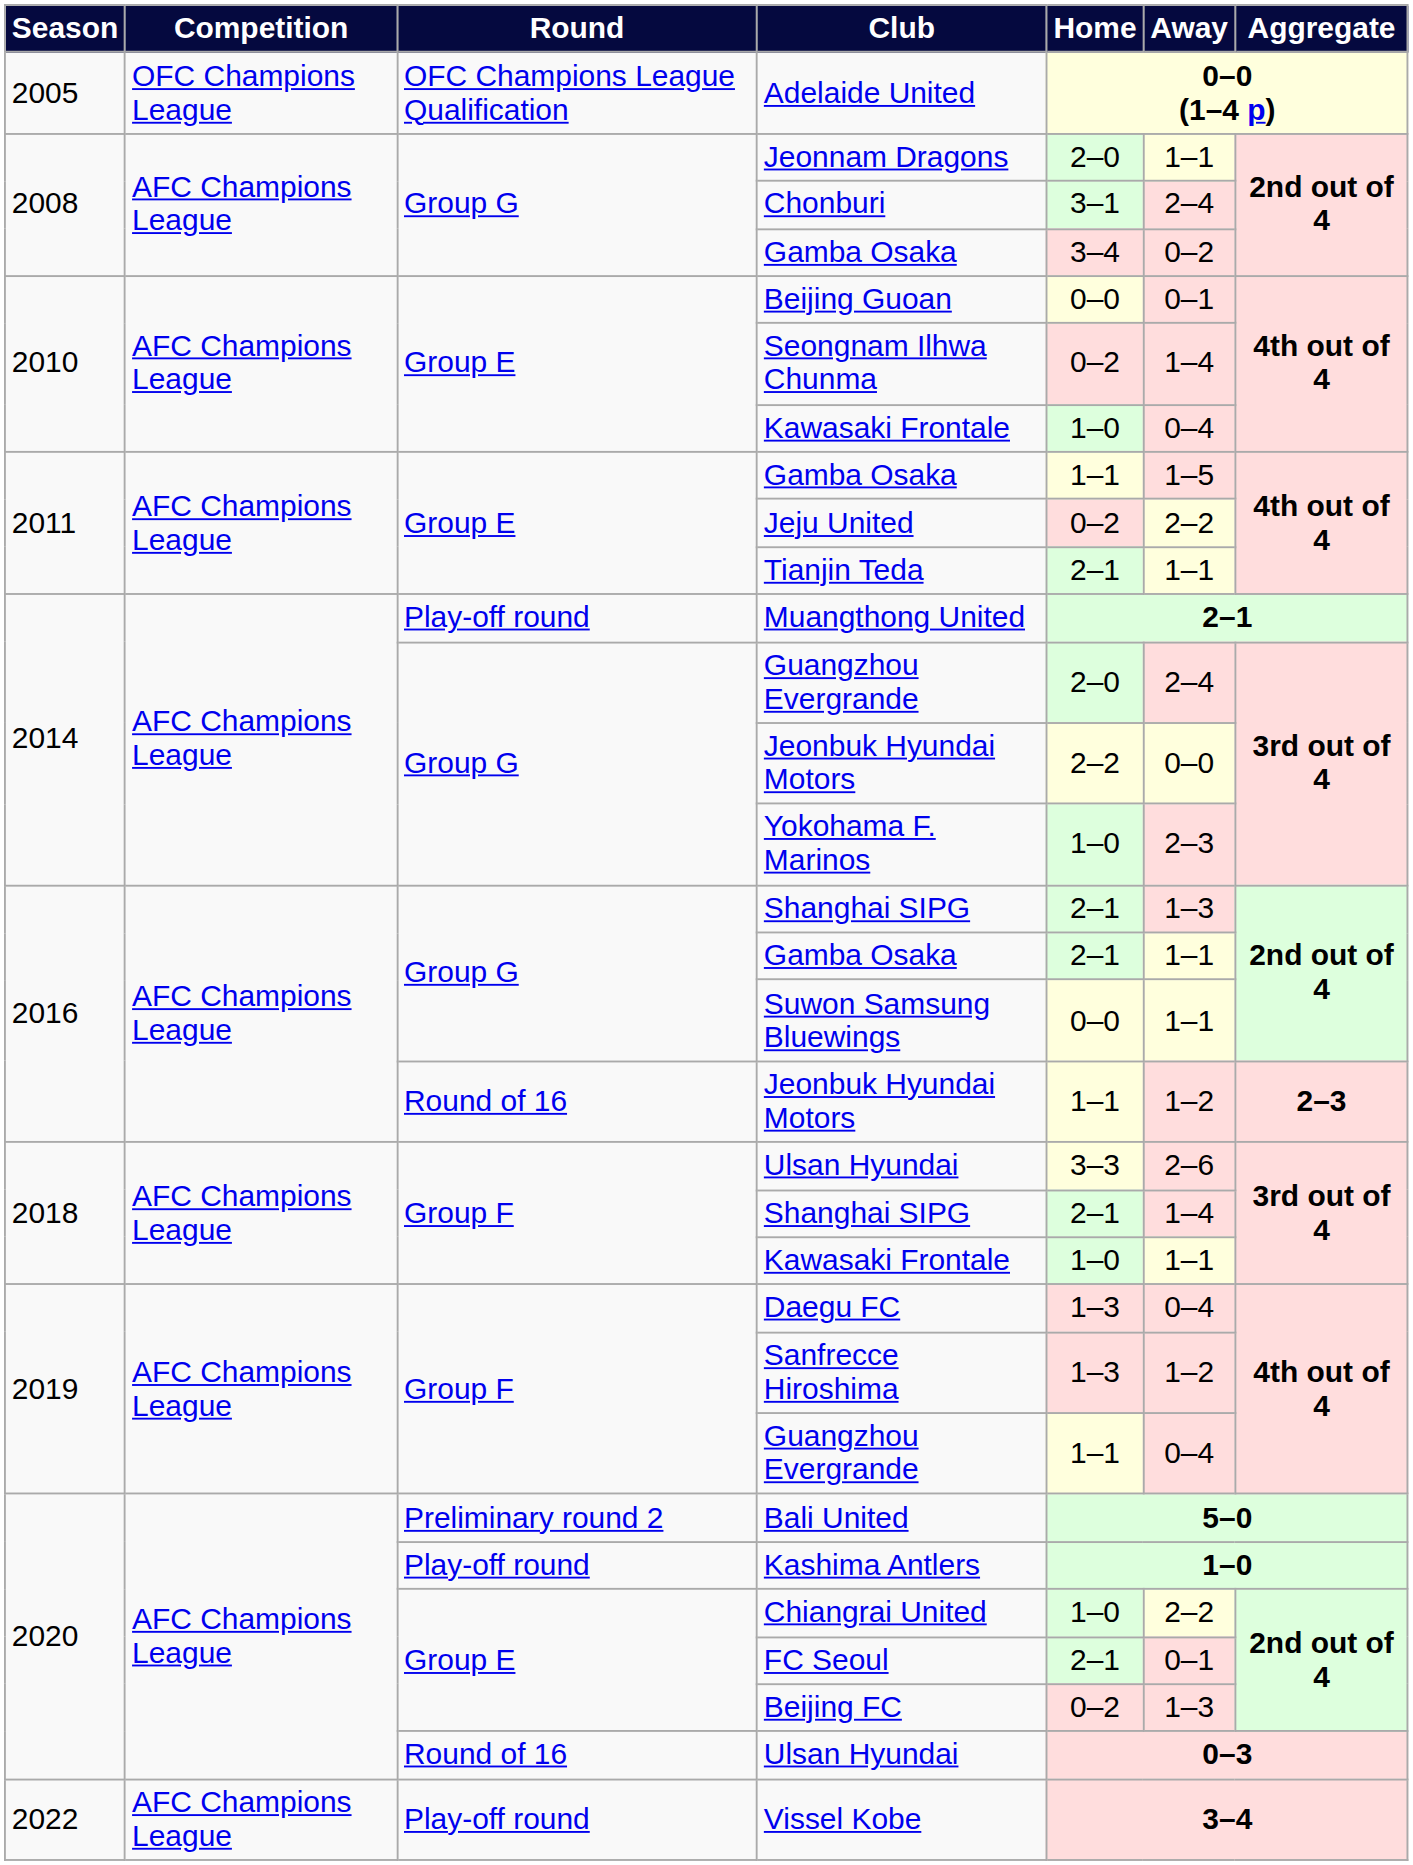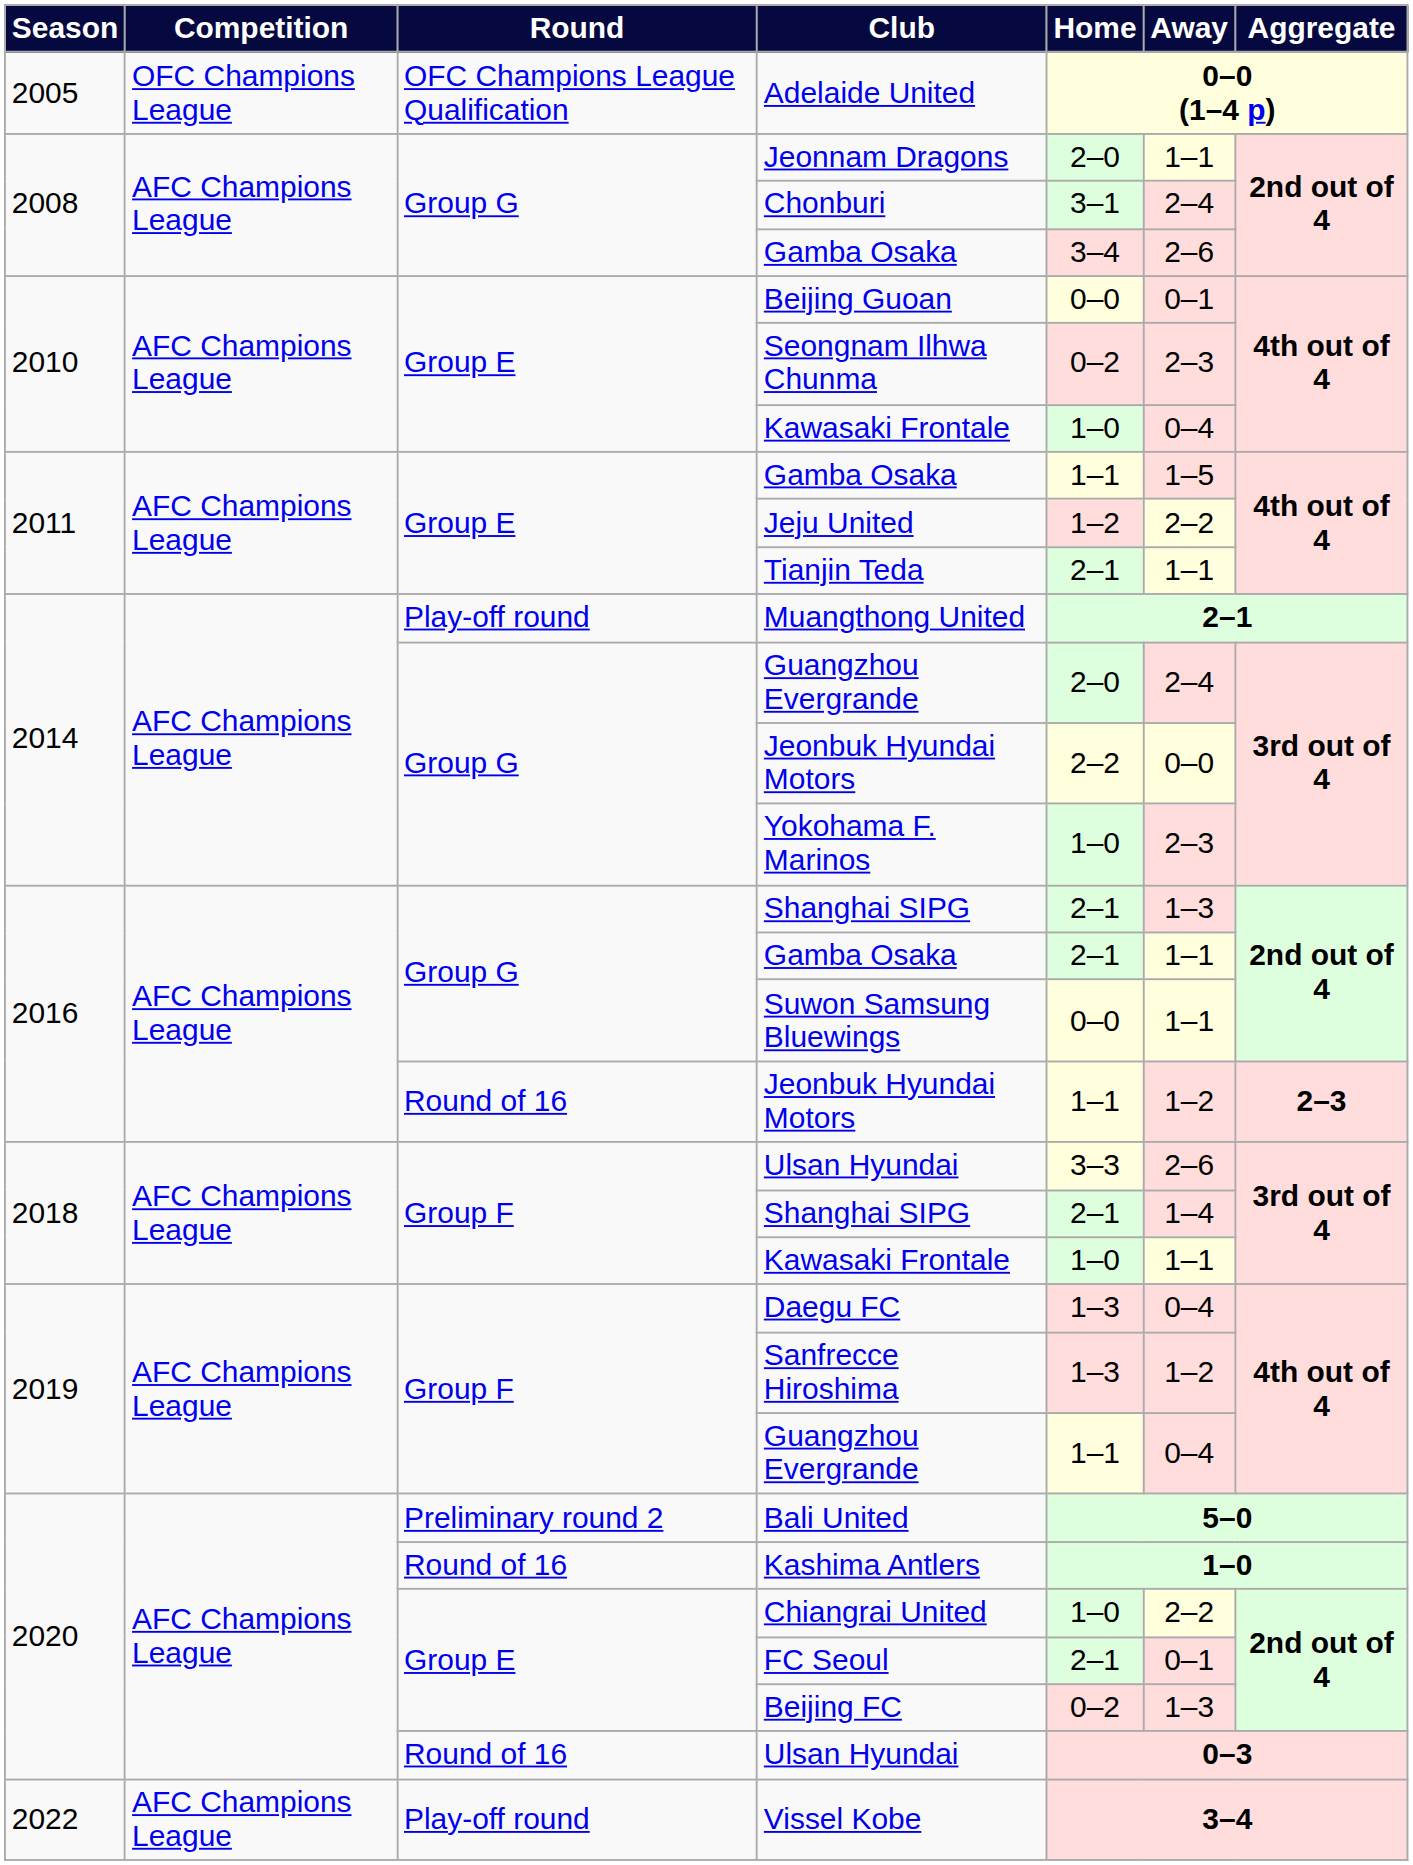(1189, 251) 0–2 -> (1189, 251) 2–6
(1189, 363) 1–4 -> (1189, 363) 2–3
(1095, 522) 0–2 -> (1095, 522) 1–2
(497, 1564) Play-off round -> (486, 1564) Round of 16
